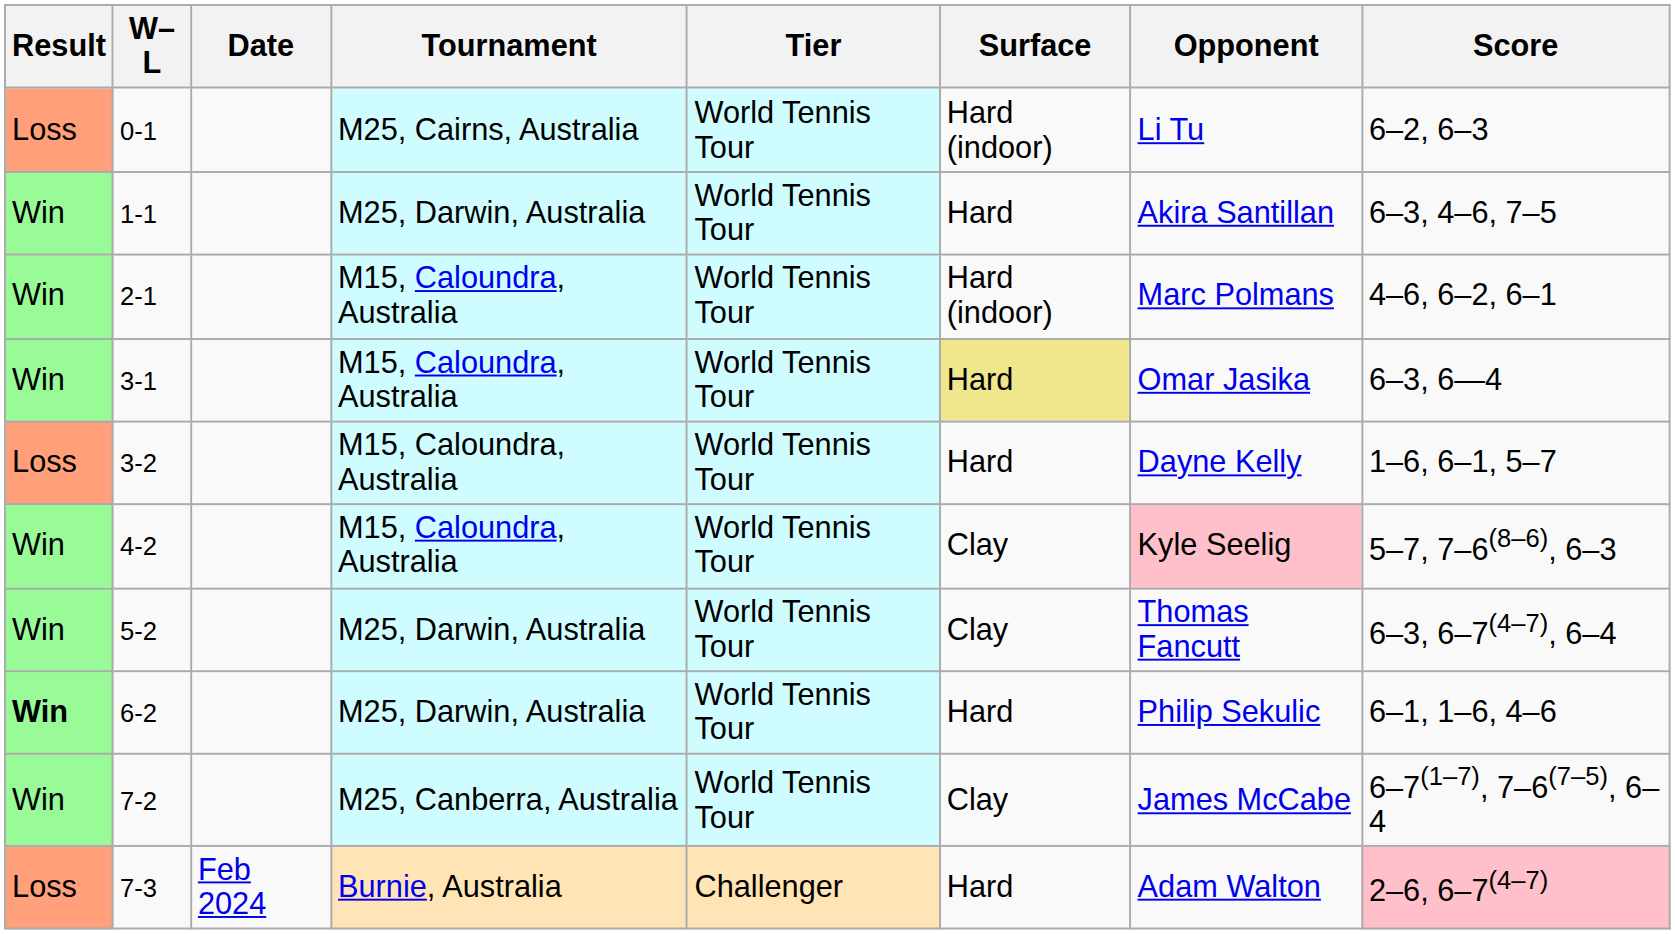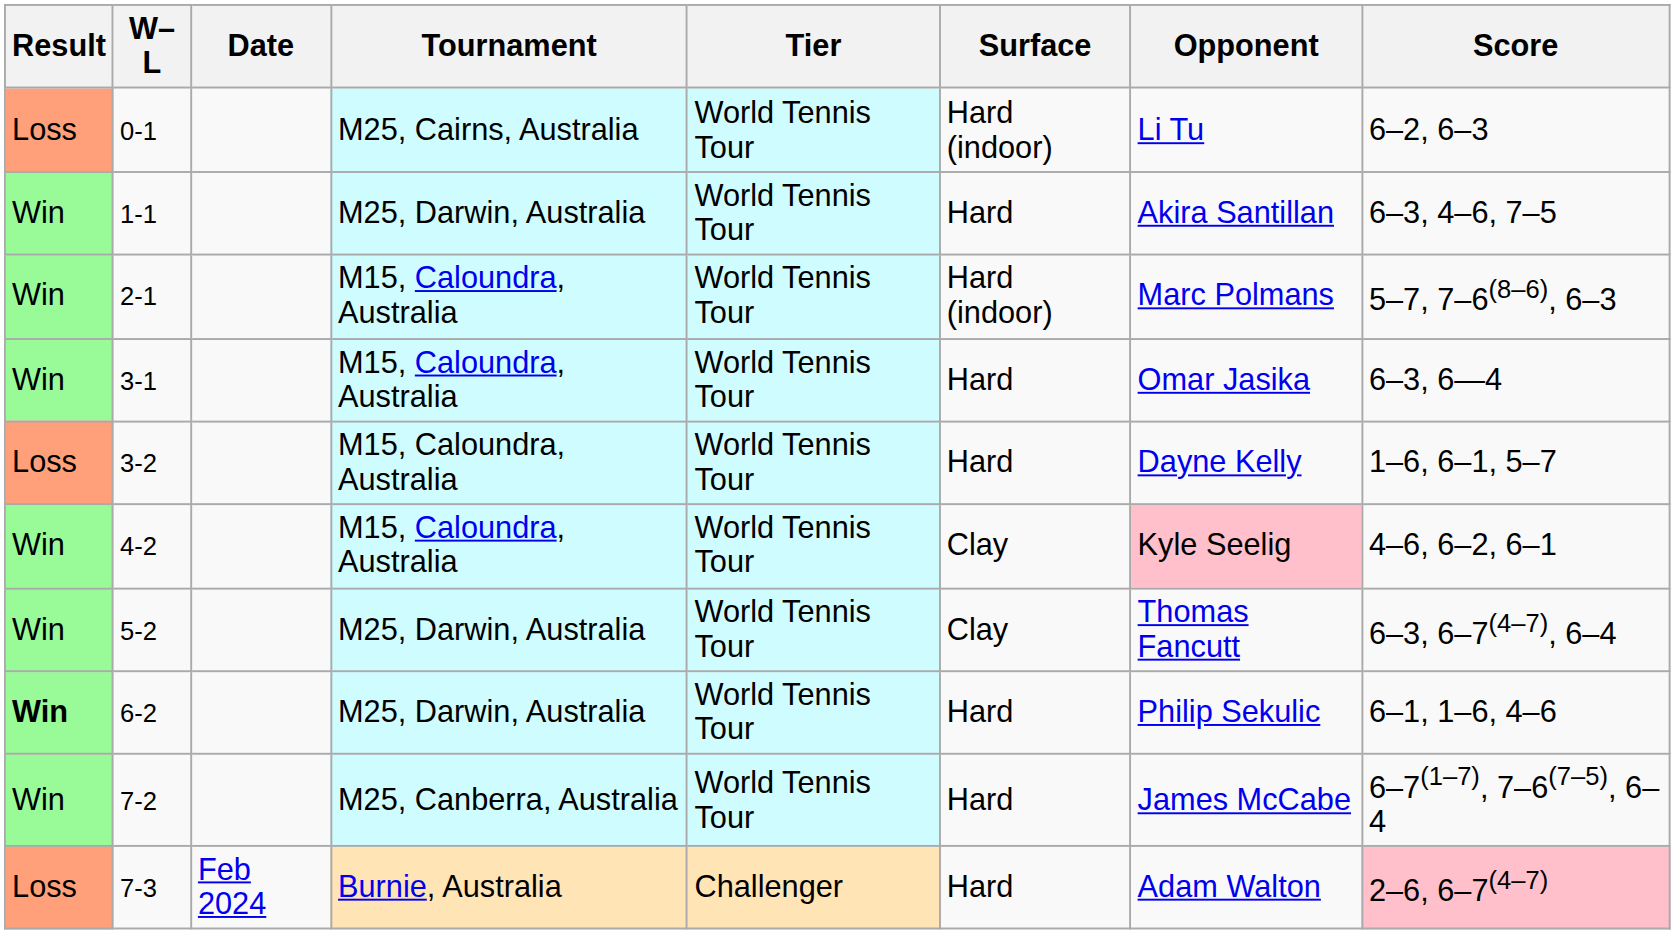(1463, 295) 4–6, 6–2, 6–1 -> (1493, 295) 5–7, 7–6(8–6), 6–3
(980, 379) khaki background -> (980, 379) no background
(1493, 545) 5–7, 7–6(8–6), 6–3 -> (1463, 545) 4–6, 6–2, 6–1
(978, 799) Clay -> (980, 799) Hard
